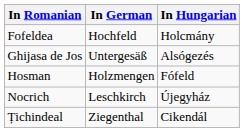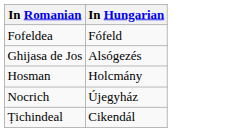- column: (121, 14)
(187, 35) Holcmány -> (105, 35) Fófeld
(177, 76) Fófeld -> (115, 76) Holcmány
